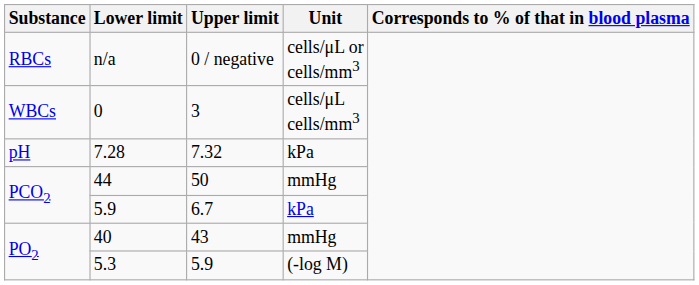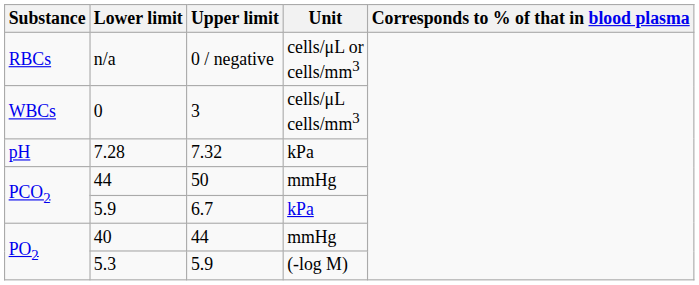(200, 237) 43 -> (200, 237) 44
